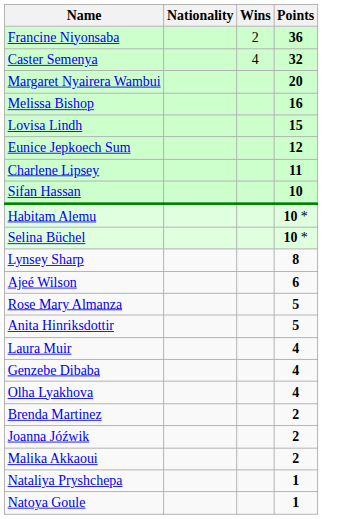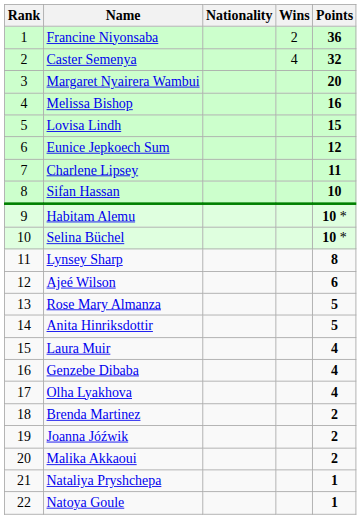+ column: (24, 15)
